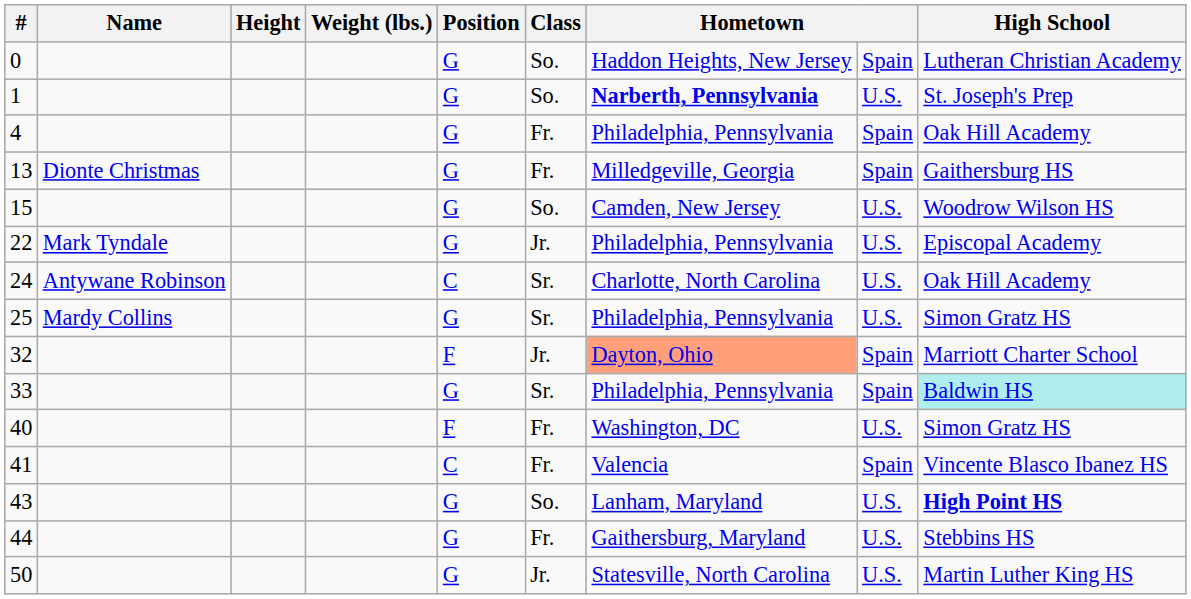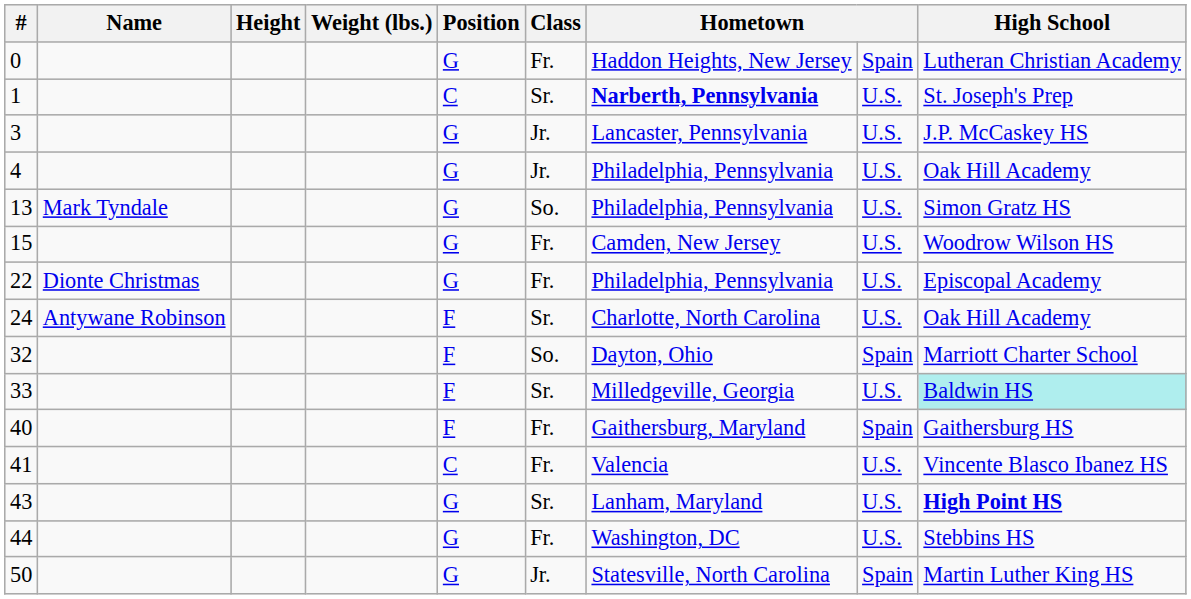(545, 60) So. -> (542, 60) Fr.
(451, 96) G -> (450, 96) C
(545, 96) So. -> (542, 96) Sr.
+ row: (16, 133)
(542, 133) Fr. -> (540, 170) Jr.
(887, 133) Spain -> (882, 170) U.S.
(121, 170) Dionte Christmas -> (105, 207) Mark Tyndale
(542, 170) Fr. -> (545, 207) So.
(693, 170) Milledgeville, Georgia -> (712, 207) Philadelphia, Pennsylvania
(887, 170) Spain -> (882, 207) U.S.
(998, 170) Gaithersburg HS -> (997, 207) Simon Gratz HS
(545, 207) So. -> (542, 244) Fr.
(105, 244) Mark Tyndale -> (121, 280) Dionte Christmas
(540, 244) Jr. -> (542, 280) Fr.
(450, 280) C -> (449, 317) F
- row: (21, 317)
(540, 354) Jr. -> (545, 354) So.
(652, 354) lightsalmon background -> (652, 354) no background
(451, 391) G -> (449, 391) F
(712, 391) Philadelphia, Pennsylvania -> (693, 391) Milledgeville, Georgia
(887, 391) Spain -> (882, 391) U.S.
(666, 428) Washington, DC -> (698, 428) Gaithersburg, Maryland
(882, 428) U.S. -> (887, 428) Spain
(997, 428) Simon Gratz HS -> (998, 428) Gaithersburg HS
(887, 465) Spain -> (882, 465) U.S.
(545, 501) So. -> (542, 501) Sr.
(698, 538) Gaithersburg, Maryland -> (666, 538) Washington, DC
(882, 575) U.S. -> (887, 575) Spain
